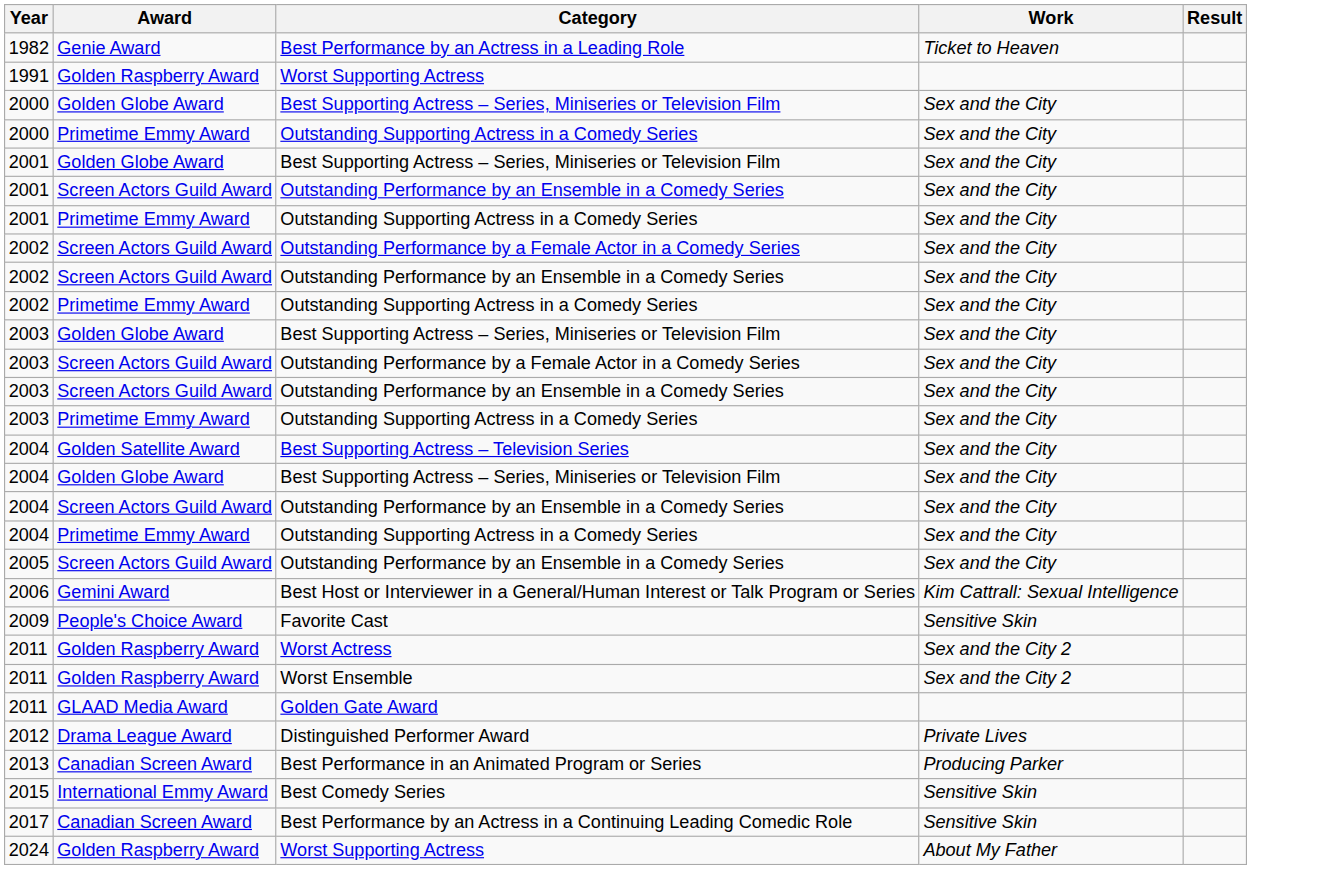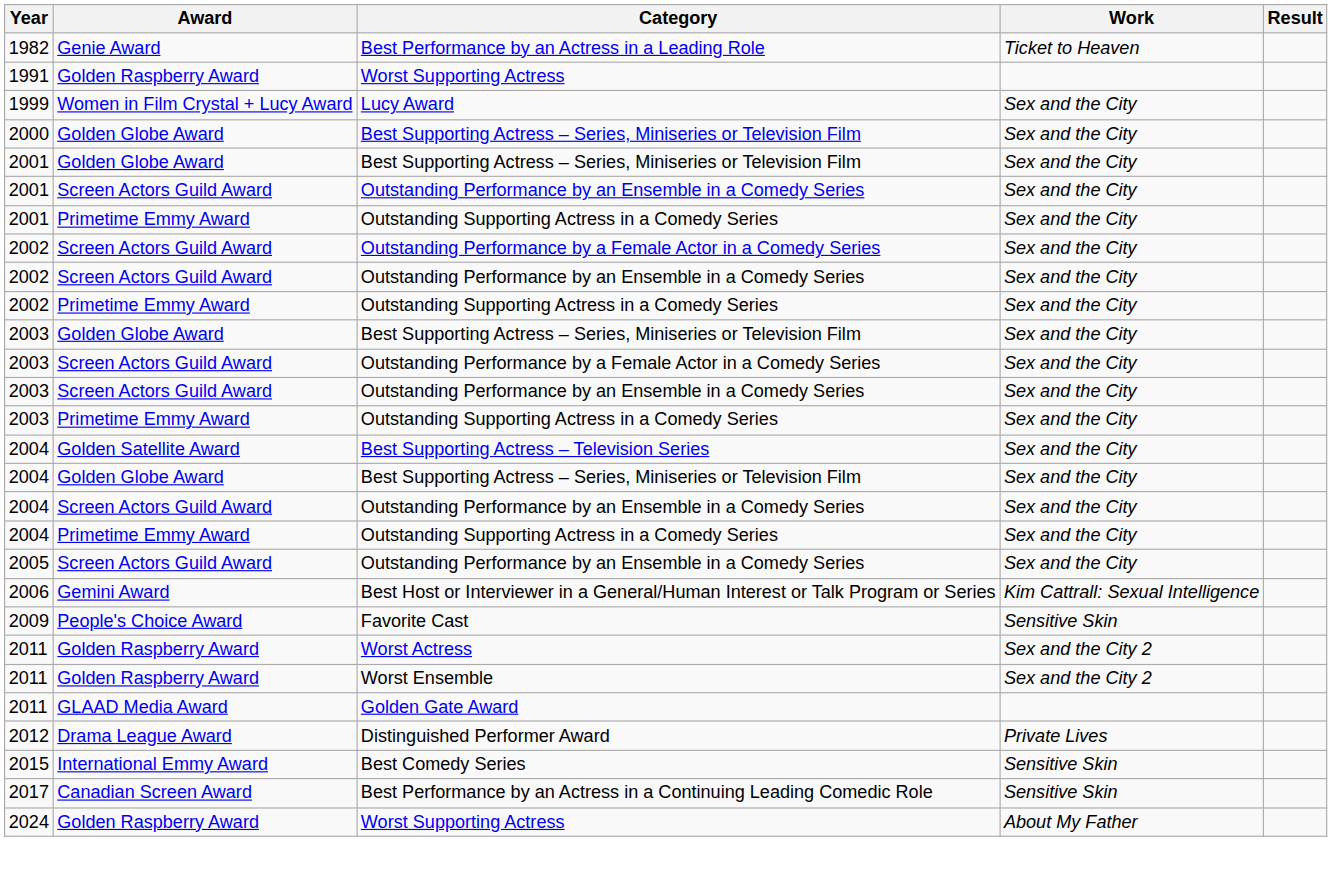+ row: (29, 104)
- row: (29, 133)
- row: (29, 764)
